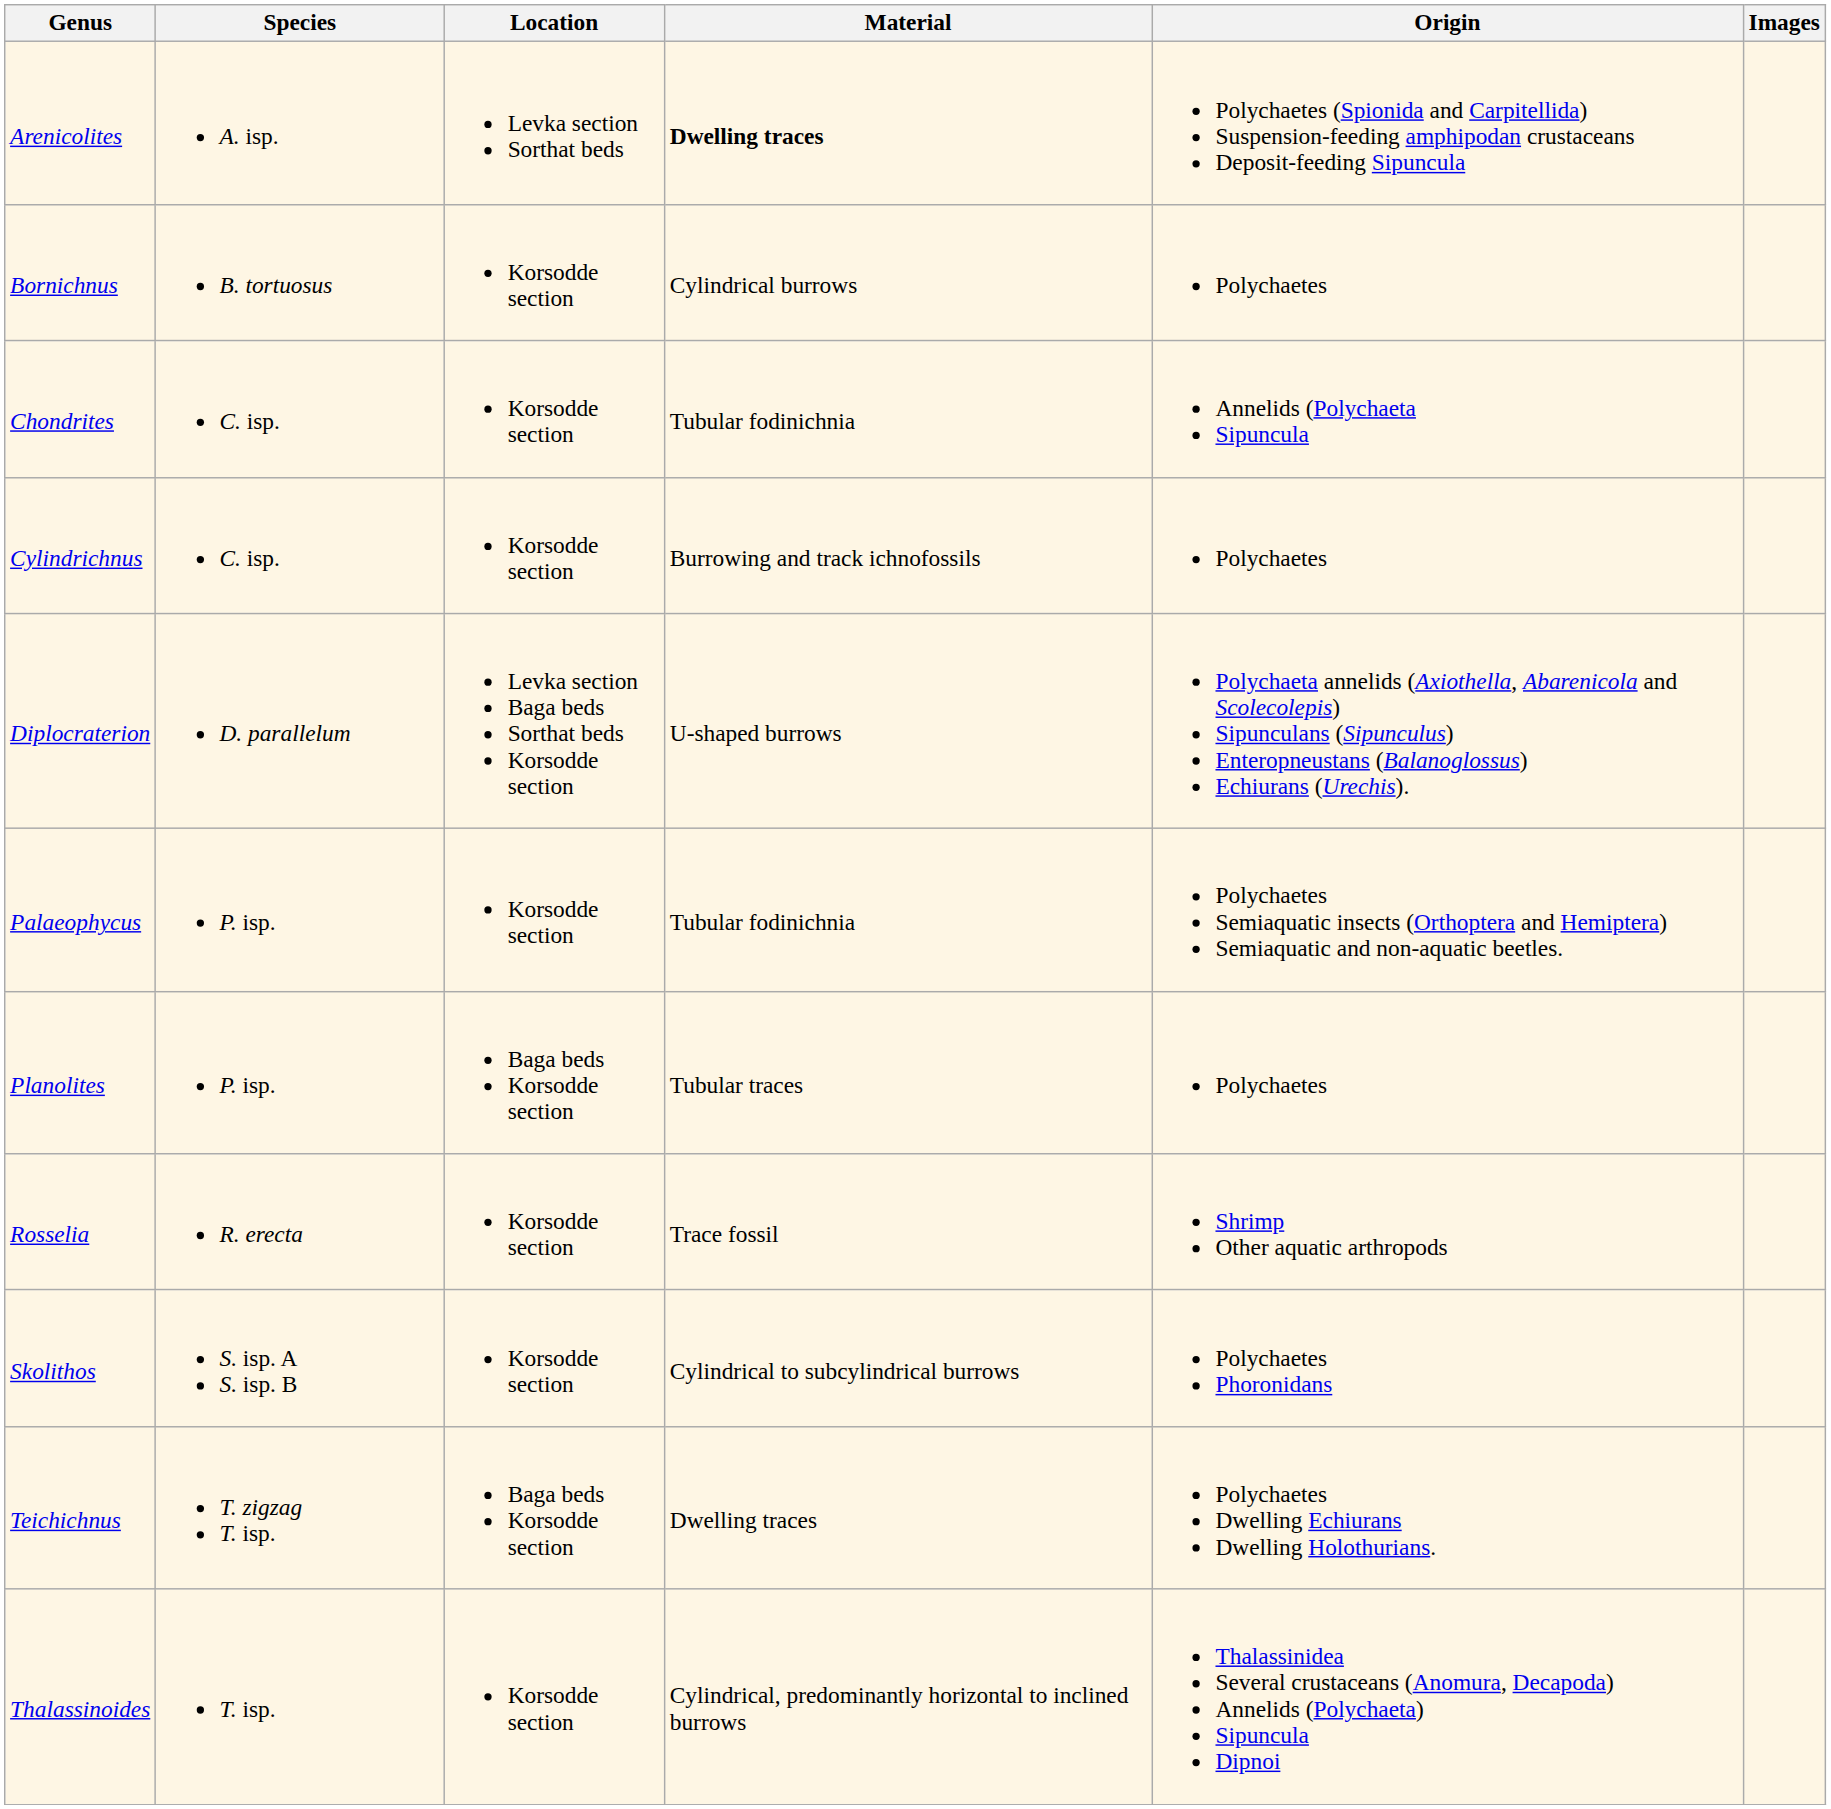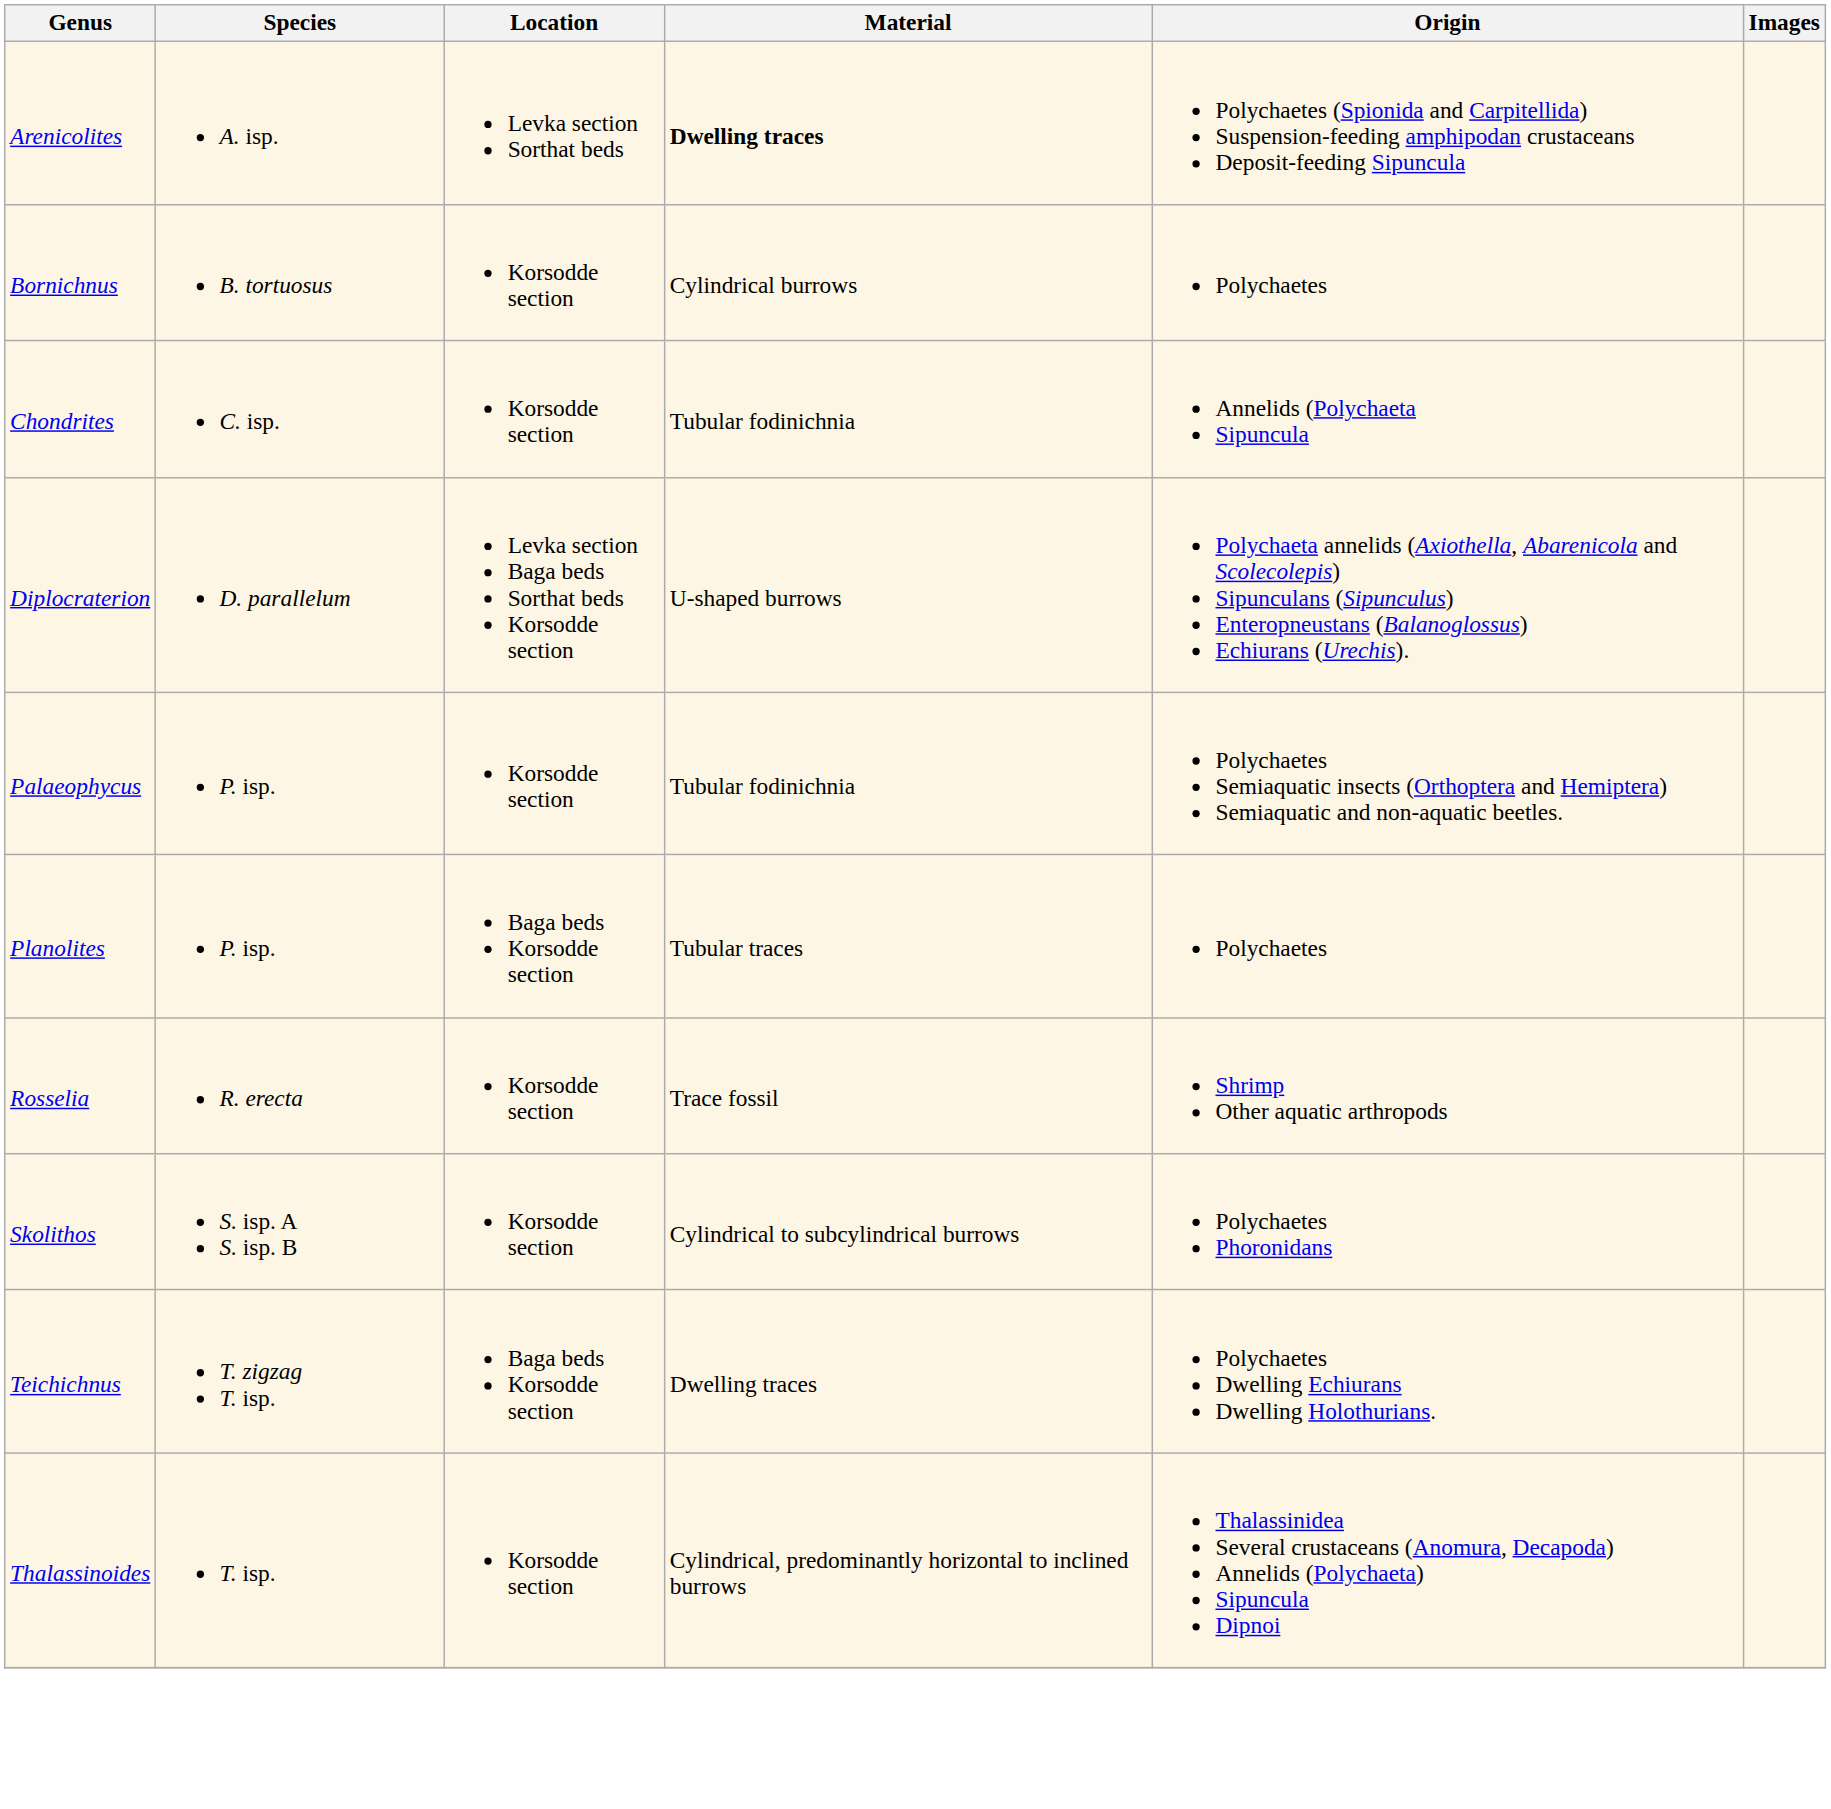- row: (76, 558)
